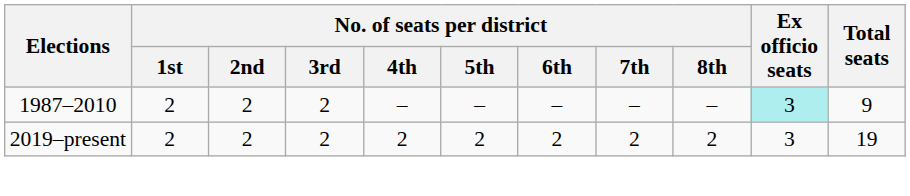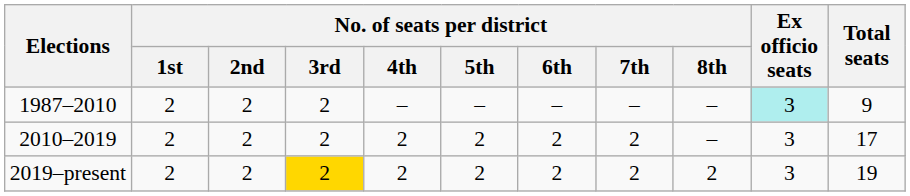+ row: (68, 138)
(325, 138) no background -> (325, 172) gold background
